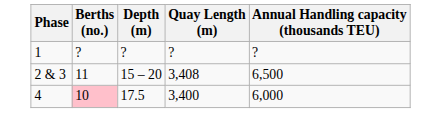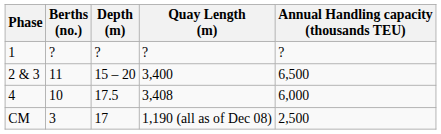(184, 74) 3,408 -> (157, 74) 3,400
(82, 96) pink background -> (56, 96) no background
(184, 96) 3,400 -> (157, 96) 3,408
+ row: (19, 118)
